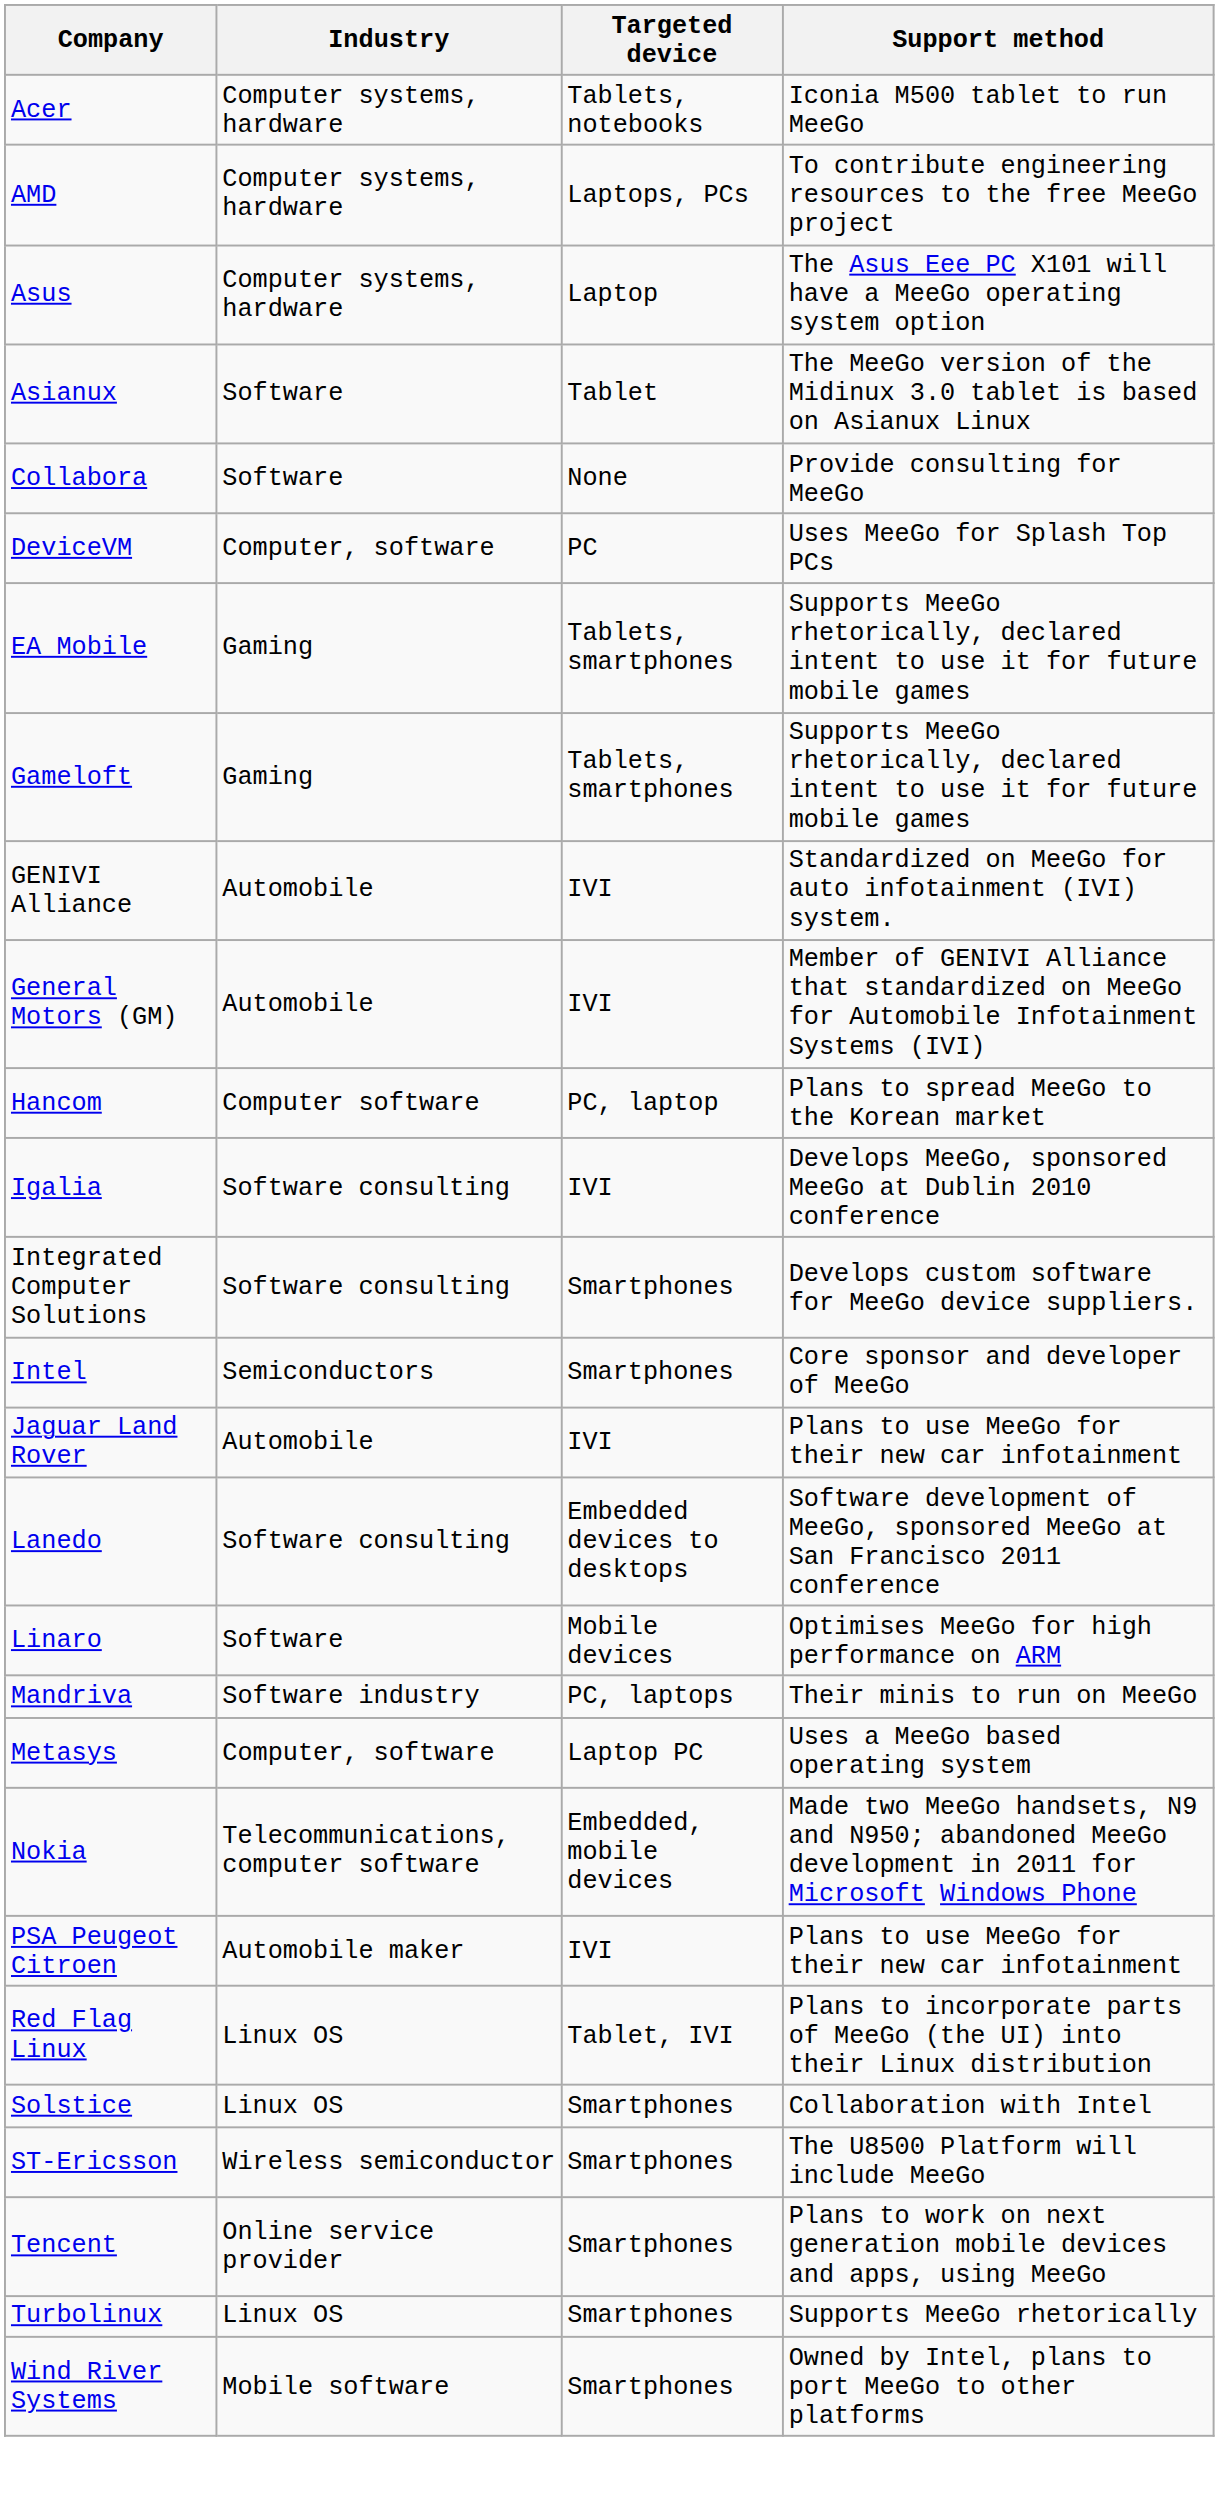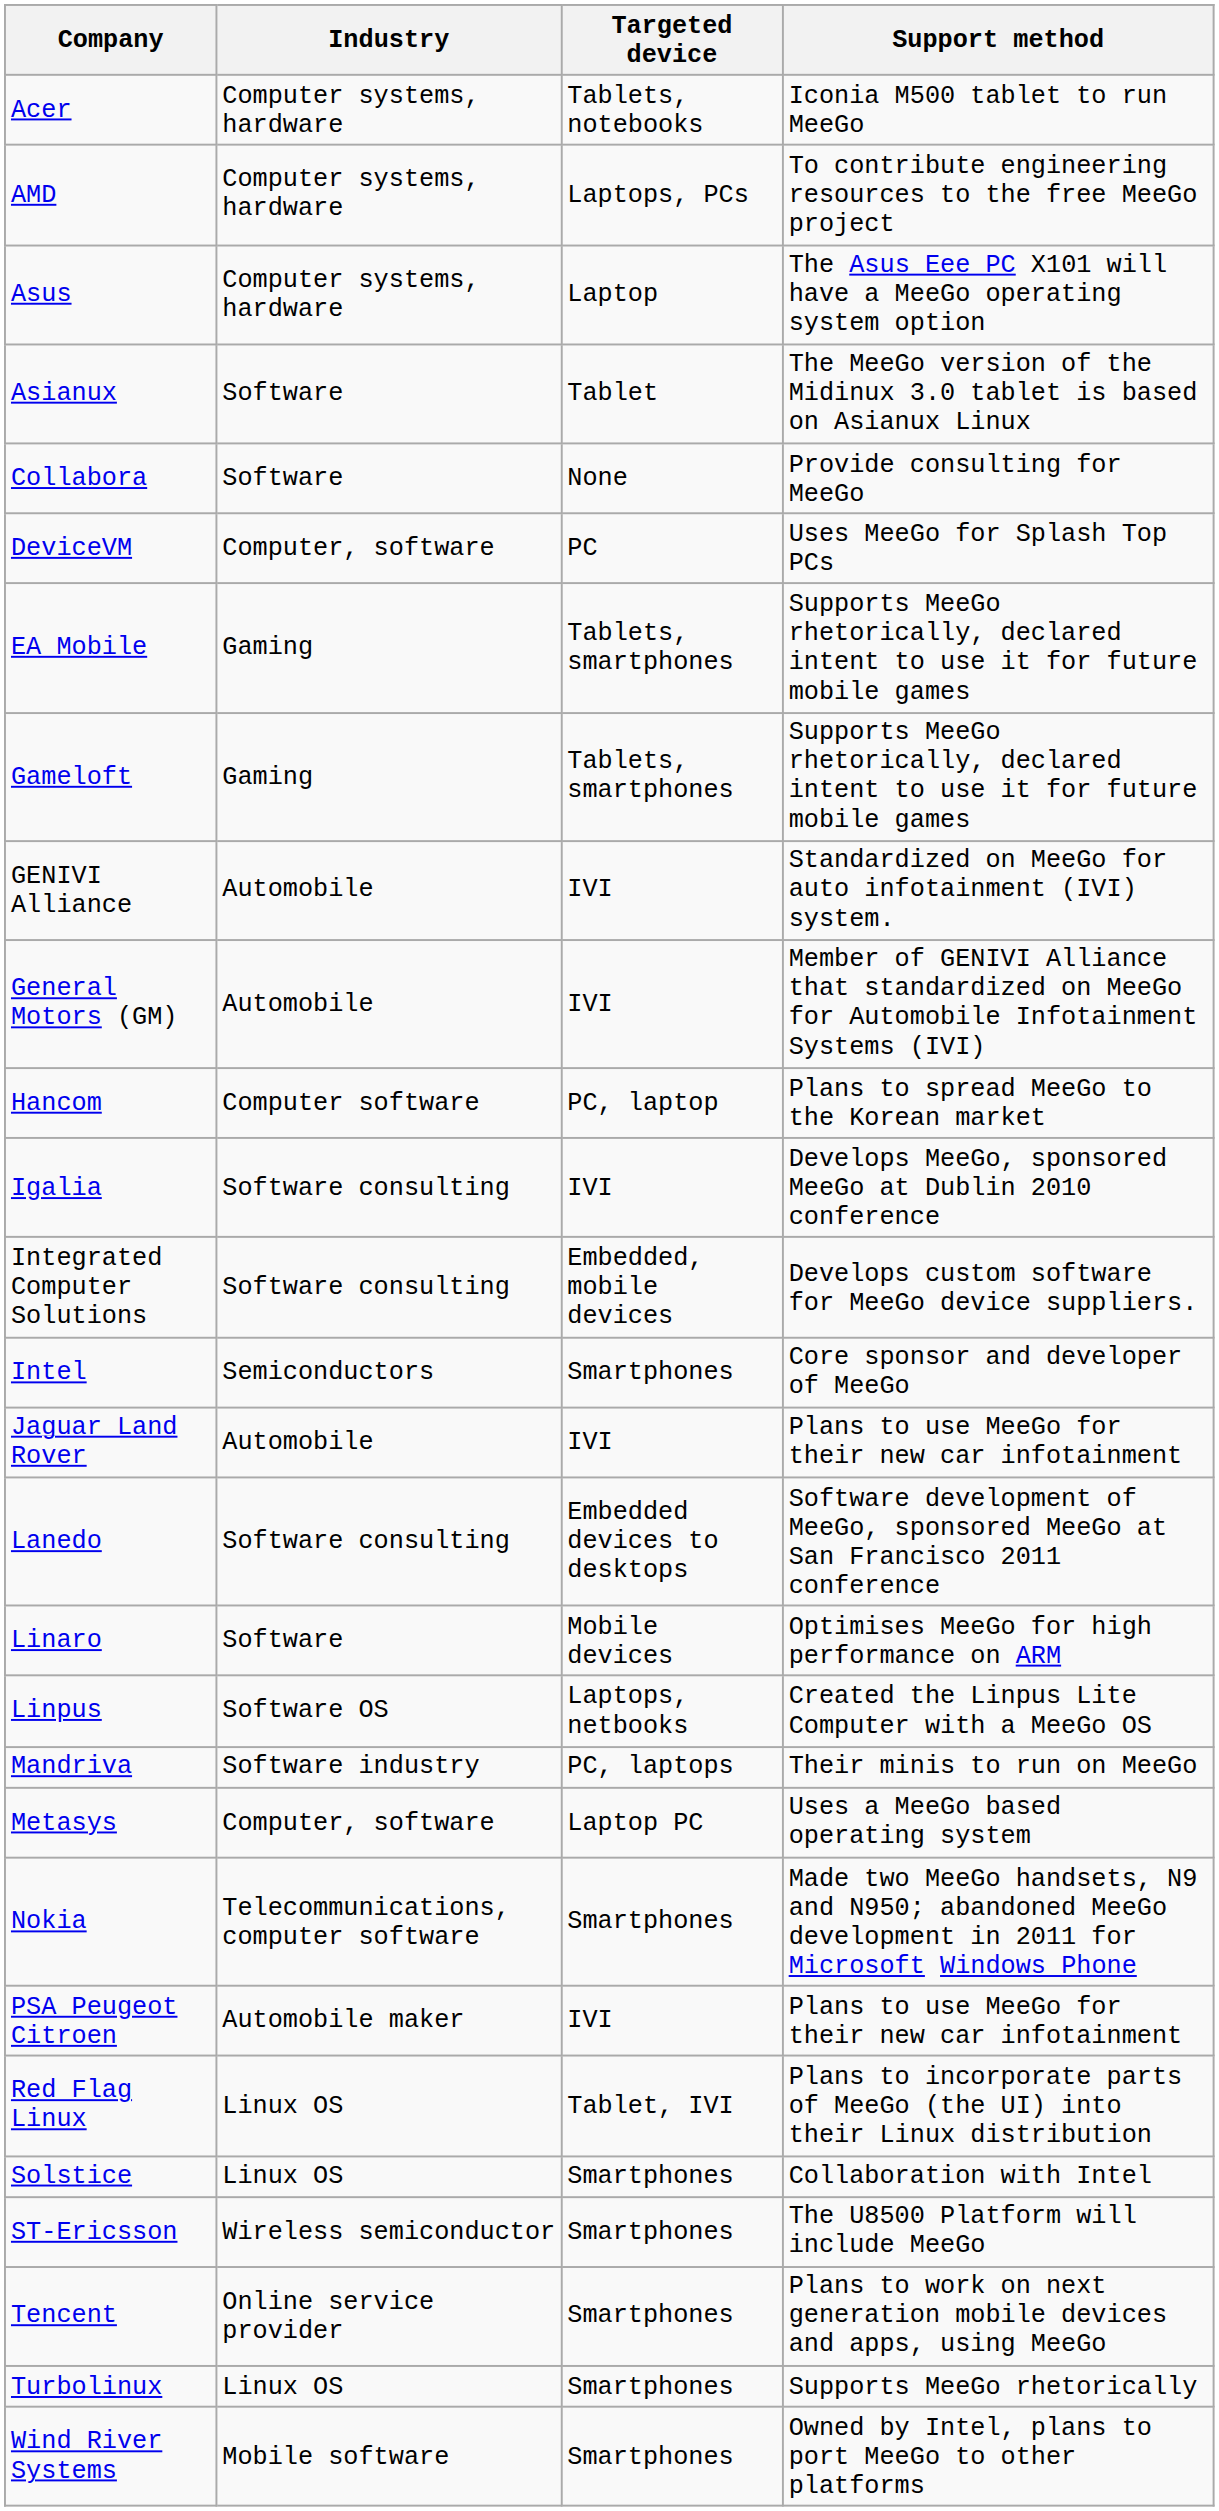(651, 1287) Smartphones -> (635, 1287) Embedded, mobile devices
+ row: (56, 1711)
(635, 1852) Embedded, mobile devices -> (651, 1922) Smartphones
